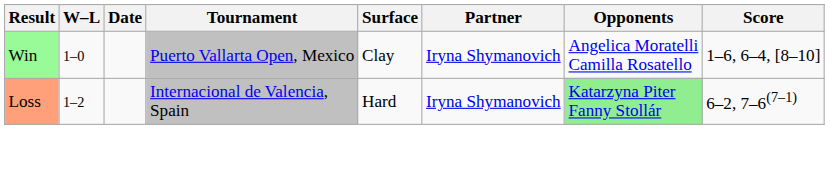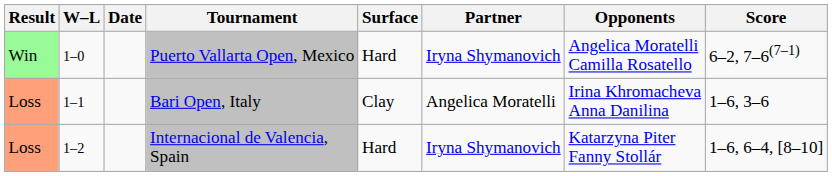(378, 54) Clay -> (379, 54) Hard
(763, 54) 1–6, 6–4, [8–10] -> (754, 54) 6–2, 7–6(7–1)
+ row: (205, 101)
(622, 101) lightgreen background -> (622, 147) no background
(752, 101) 6–2, 7–6(7–1) -> (766, 147) 1–6, 6–4, [8–10]
